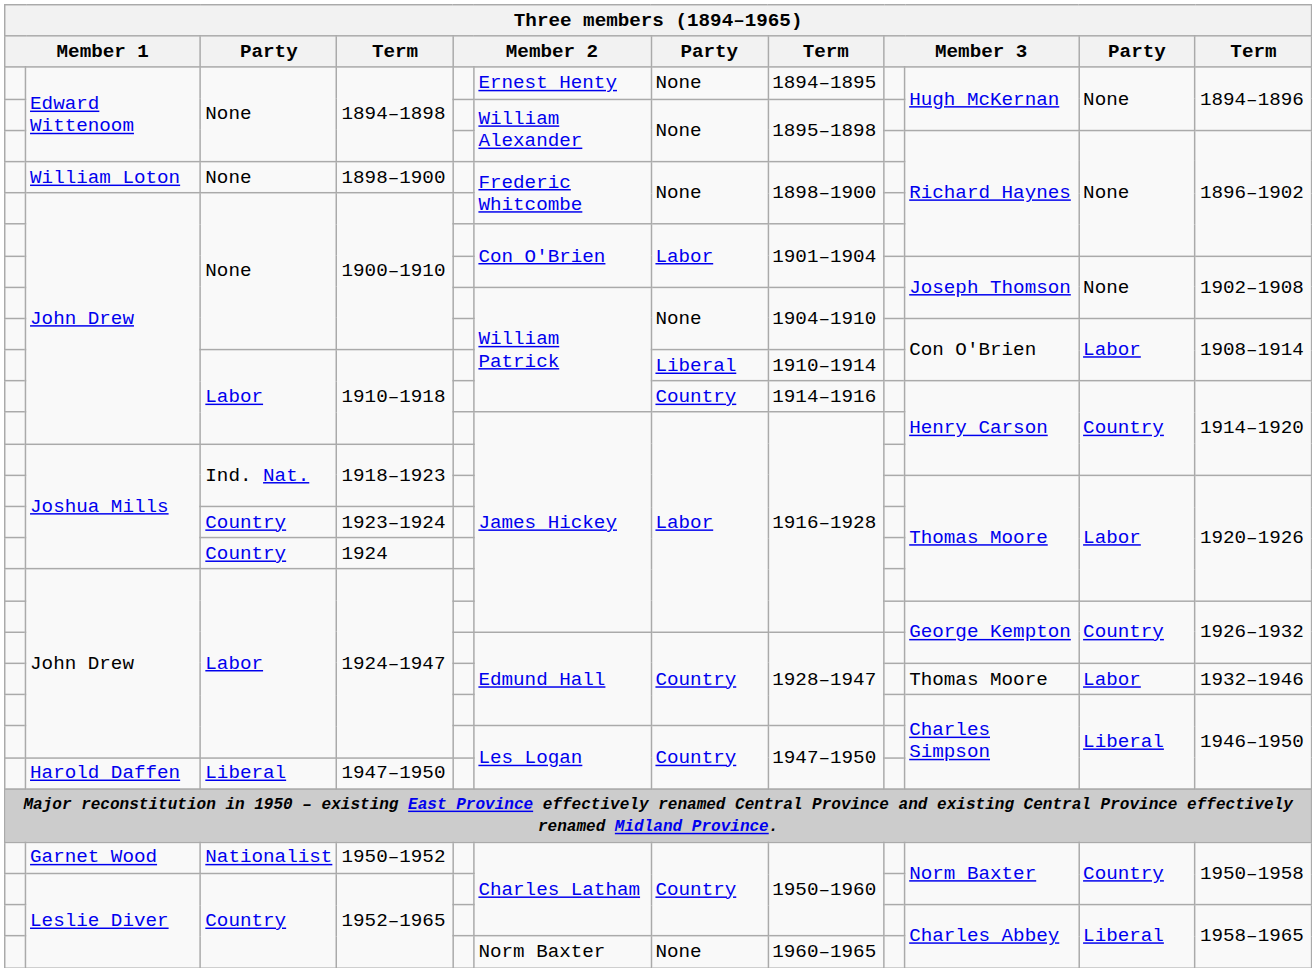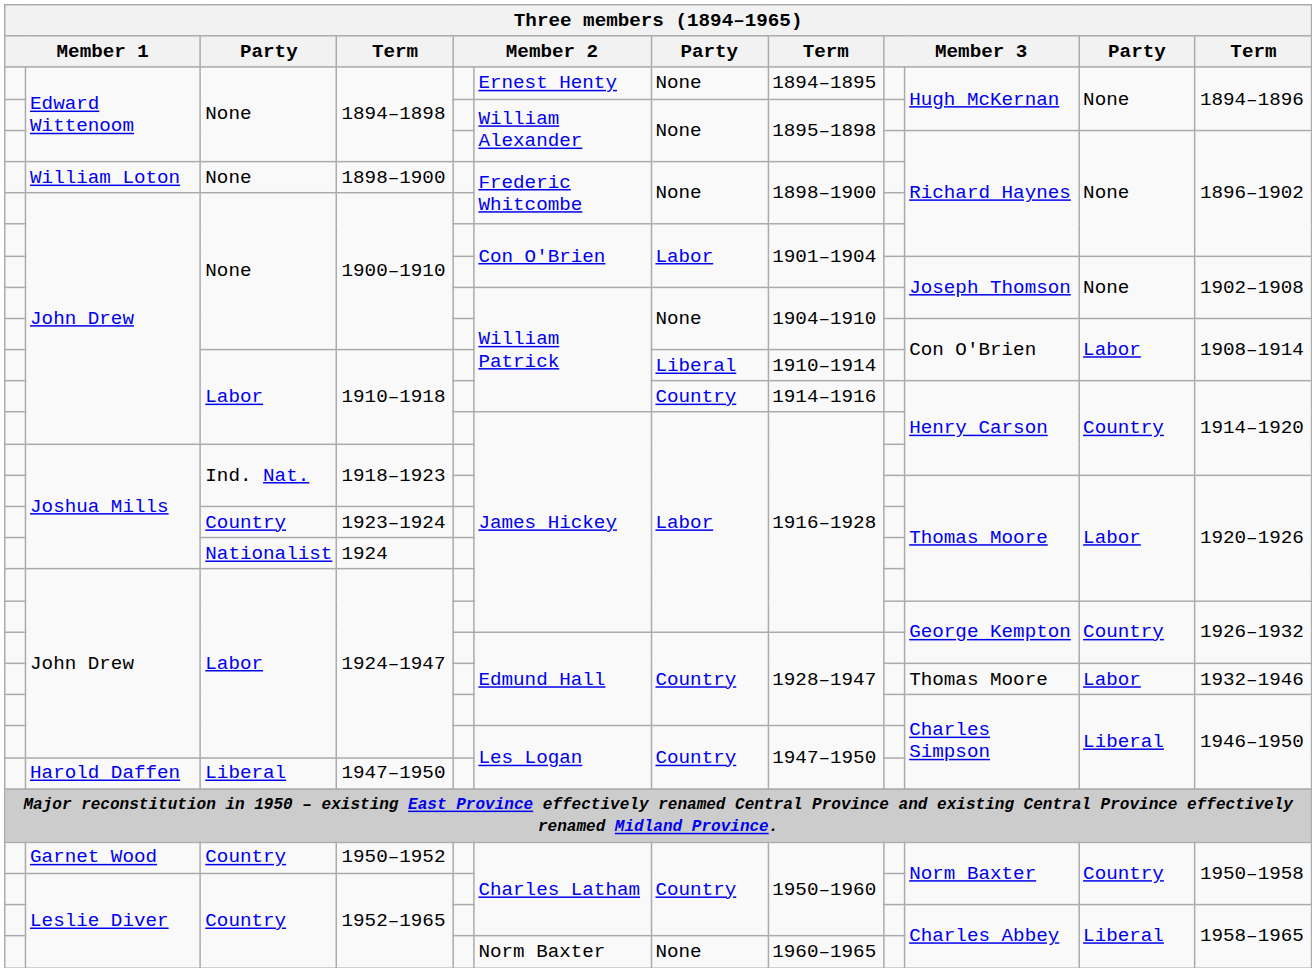(246, 553) Country -> (269, 553) Nationalist
(269, 858) Nationalist -> (246, 858) Country
